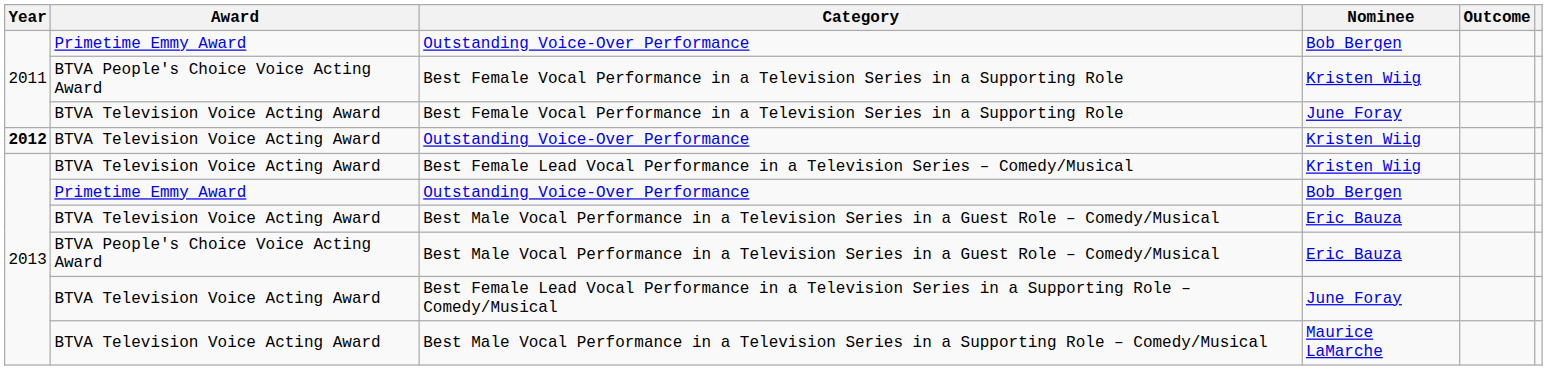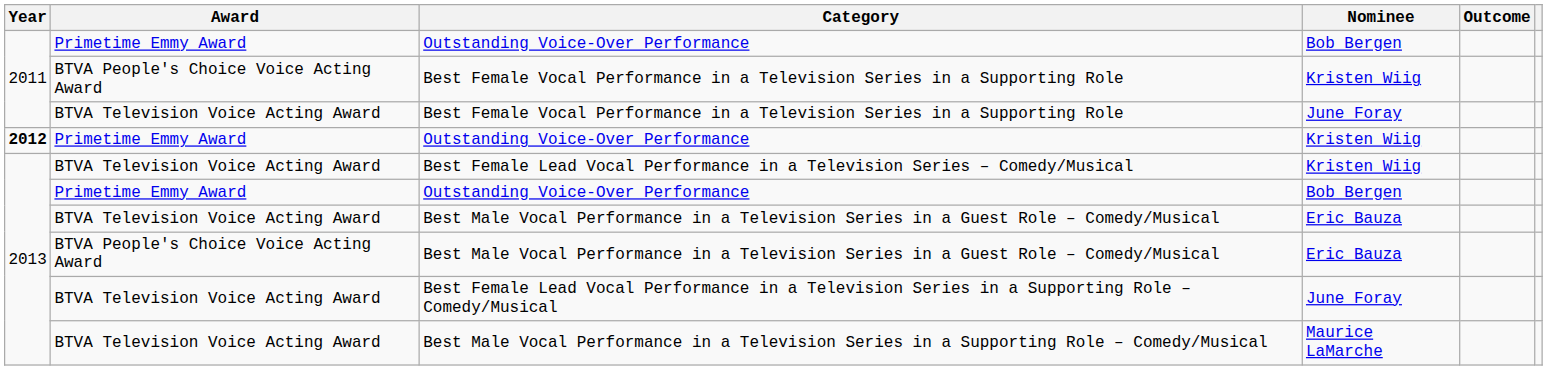(218, 140) BTVA Television Voice Acting Award -> (150, 140) Primetime Emmy Award
